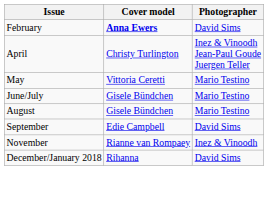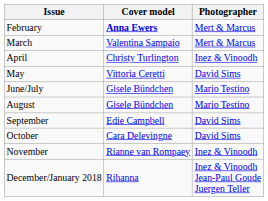(218, 27) David Sims -> (225, 27) Mert & Marcus
+ row: (19, 43)
(228, 54) Inez & Vinoodh Jean-Paul Goude Juergen Teller -> (226, 58) Inez & Vinoodh
(222, 80) Mario Testino -> (218, 74) David Sims
+ row: (22, 136)
(218, 158) David Sims -> (228, 178) Inez & Vinoodh Jean-Paul Goude Juergen Teller
